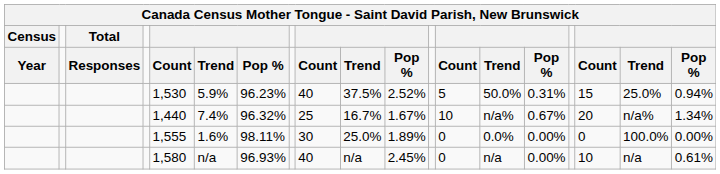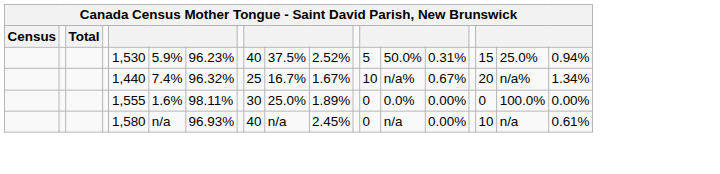- row: (32, 65)
